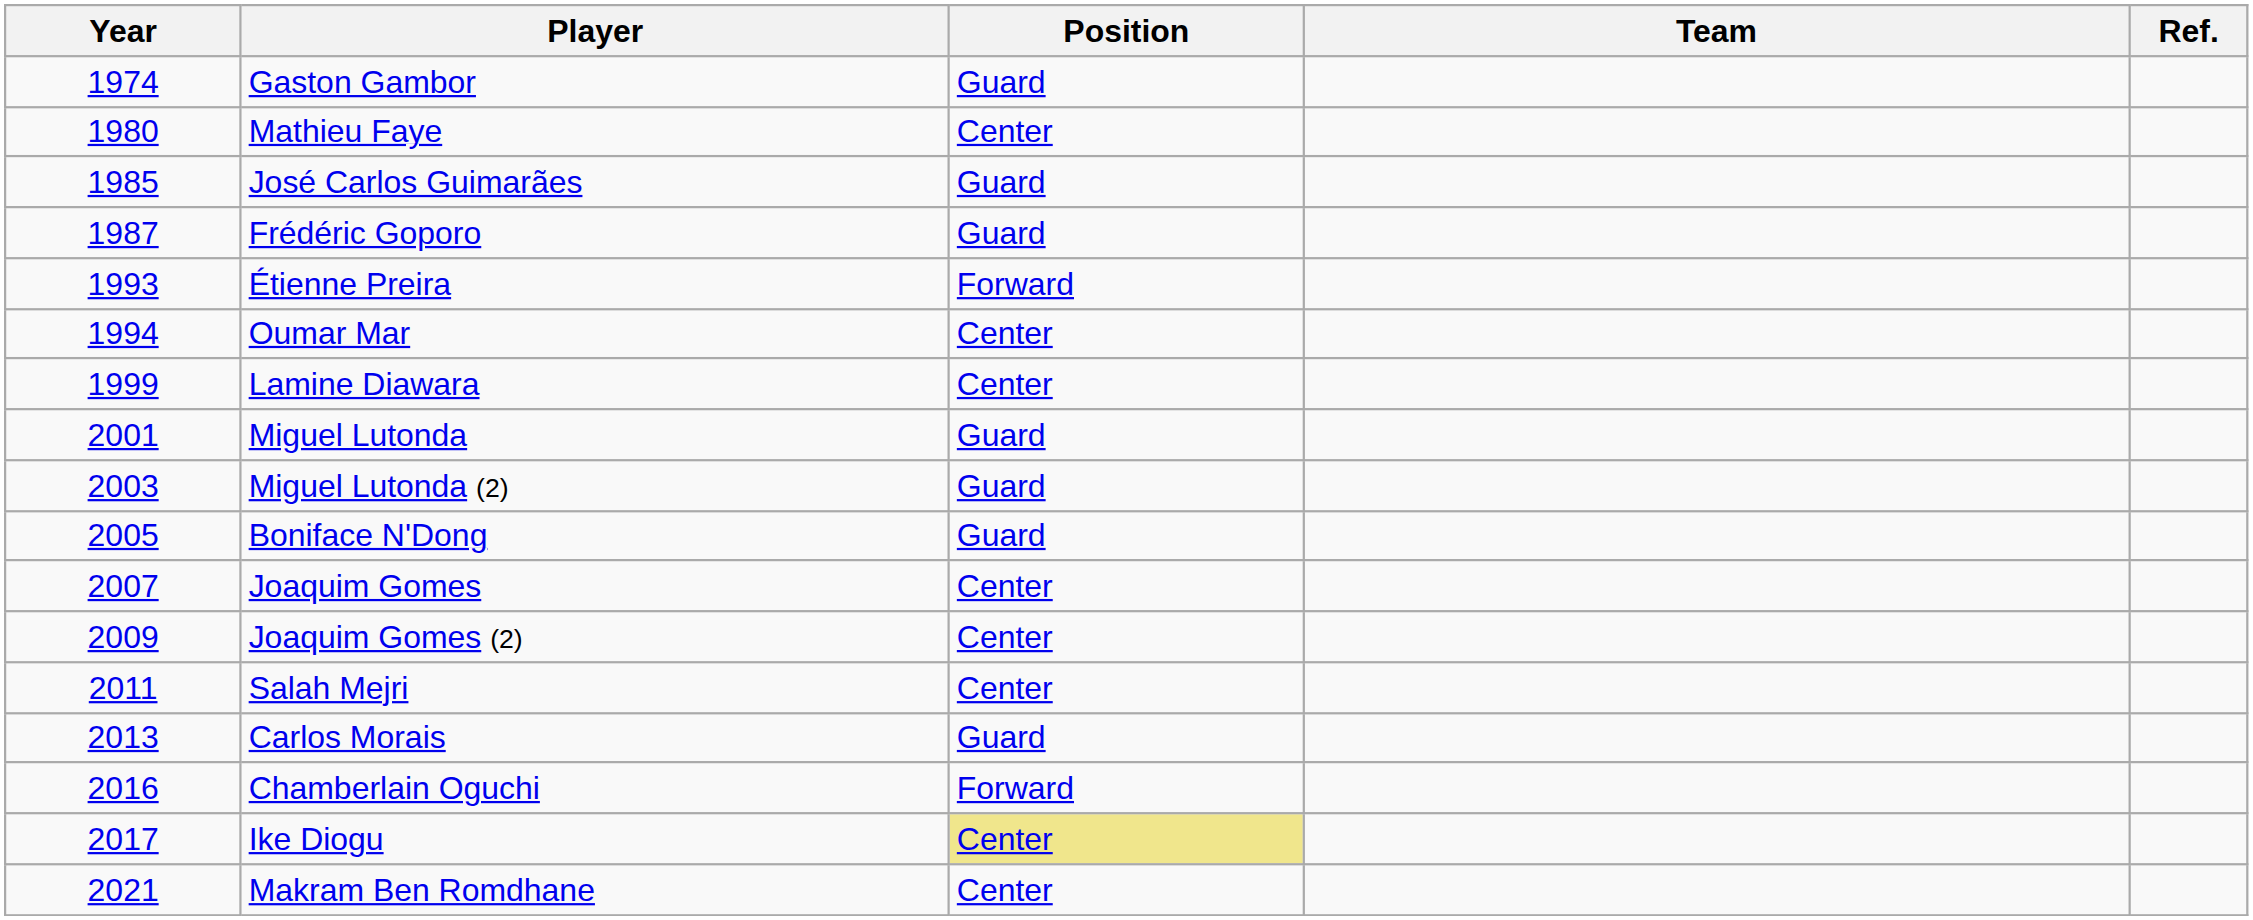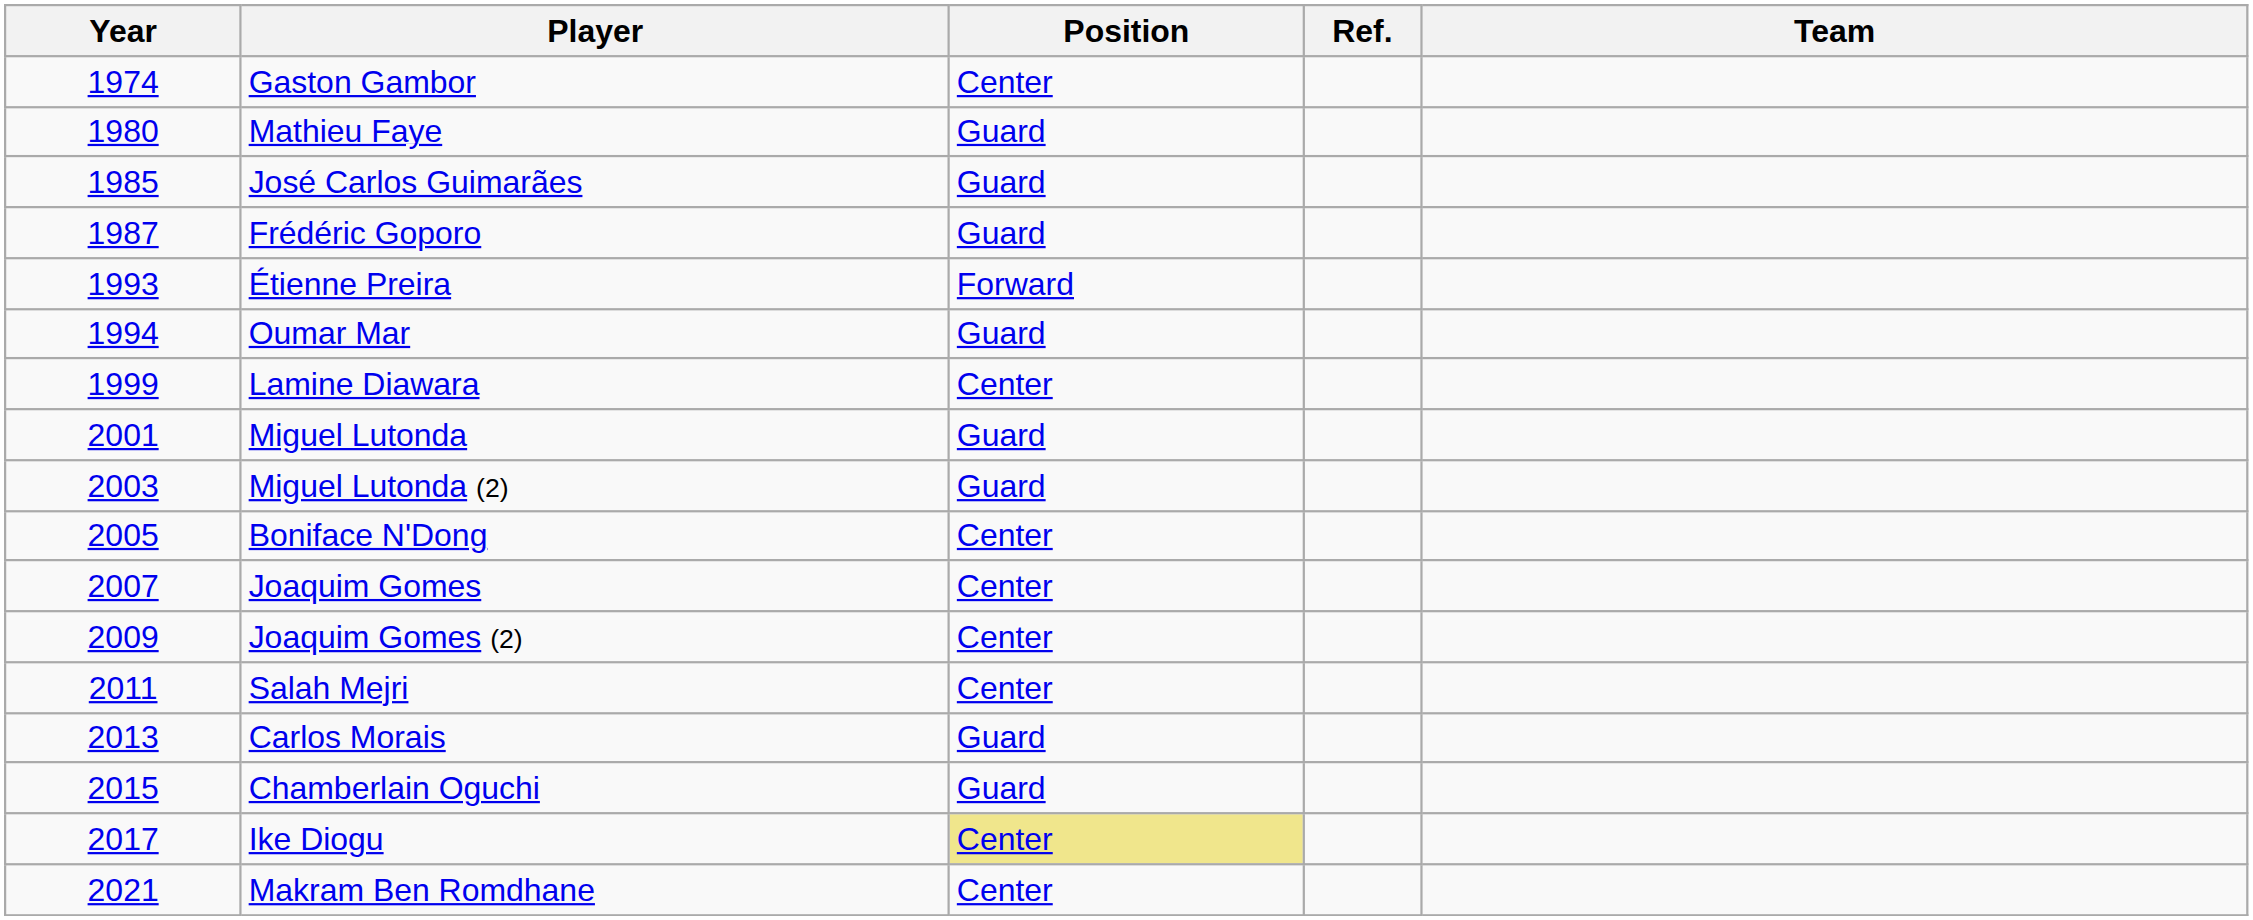columns swapped: (1716, 31) <-> (2189, 31)
(1001, 81) Guard -> (1005, 81) Center
(1005, 132) Center -> (1001, 132) Guard
(1005, 334) Center -> (1001, 334) Guard
(1001, 536) Guard -> (1005, 536) Center
(123, 788) 2016 -> (123, 788) 2015
(1015, 788) Forward -> (1001, 788) Guard
